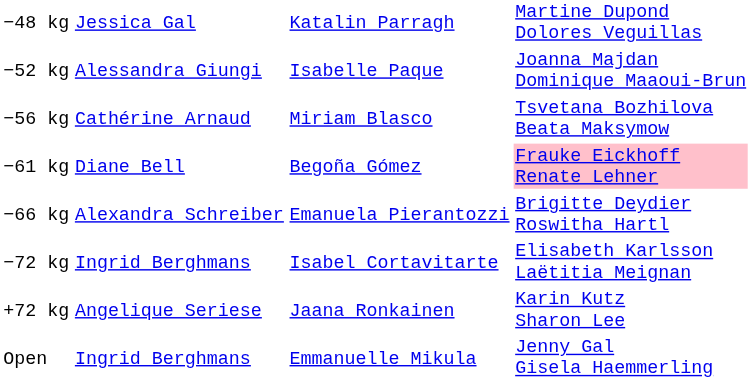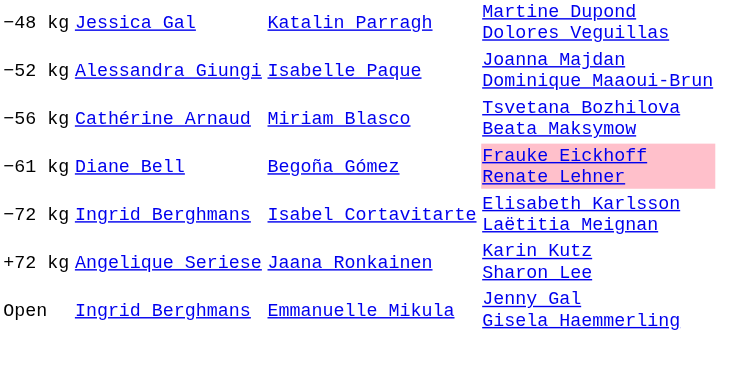- row: (36, 214)
